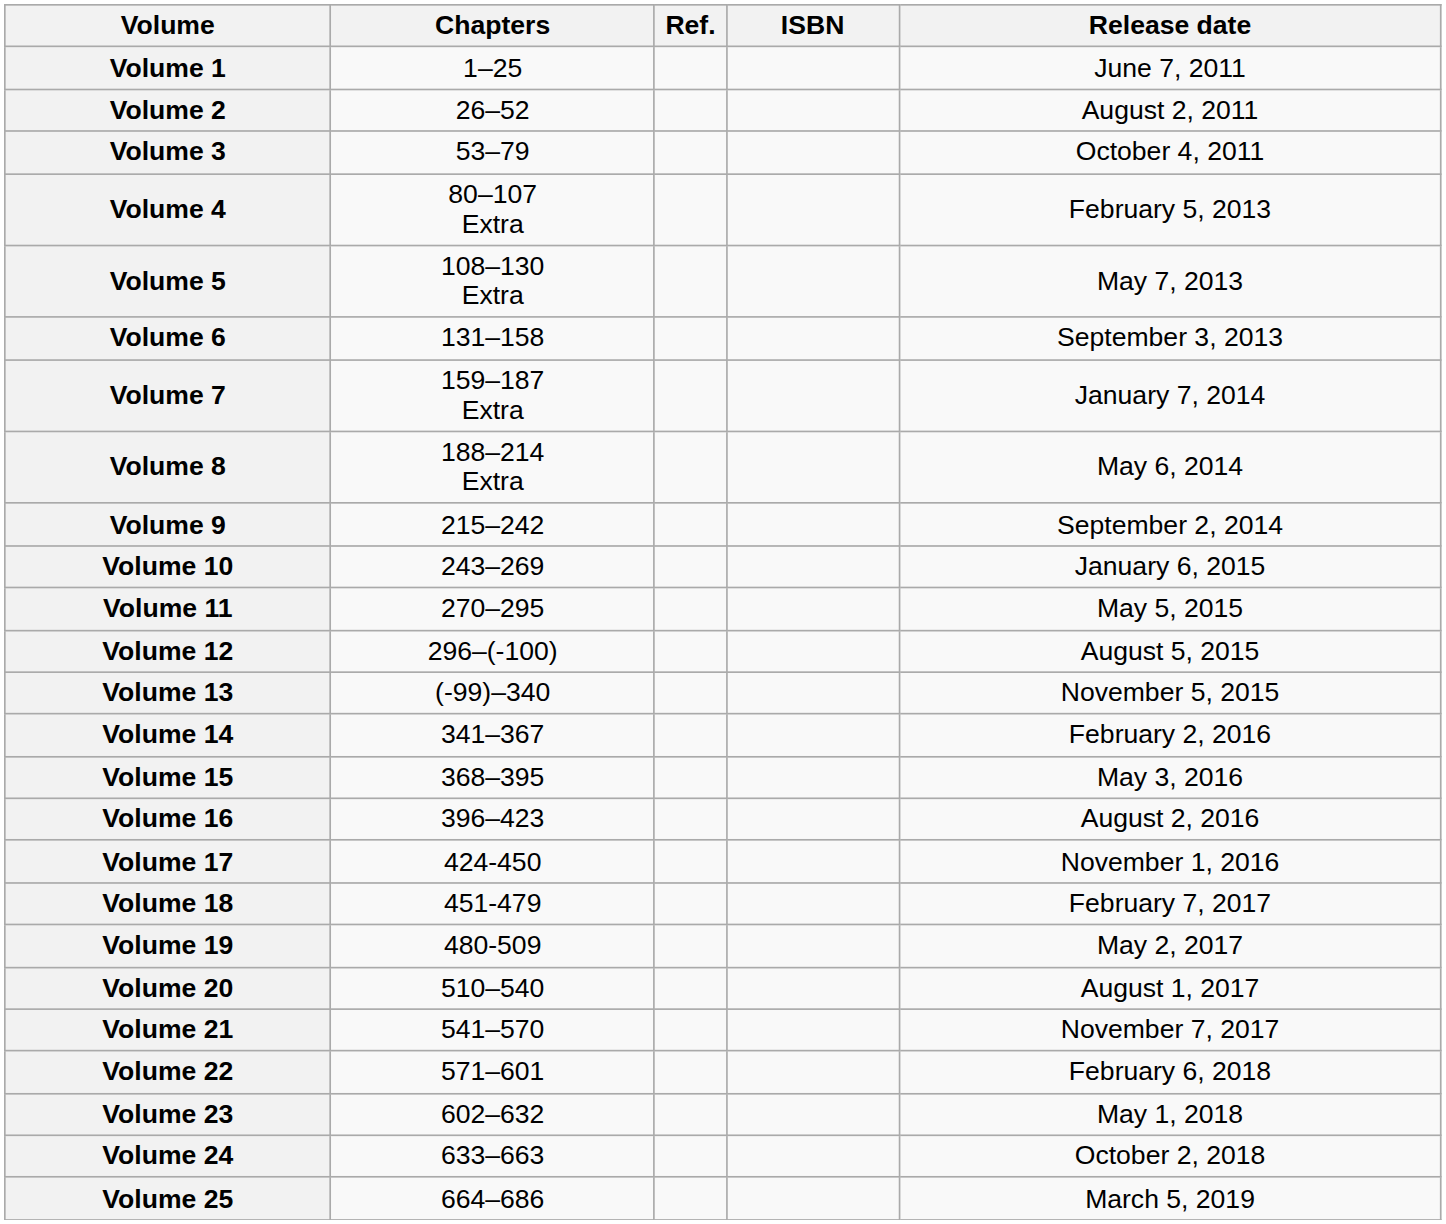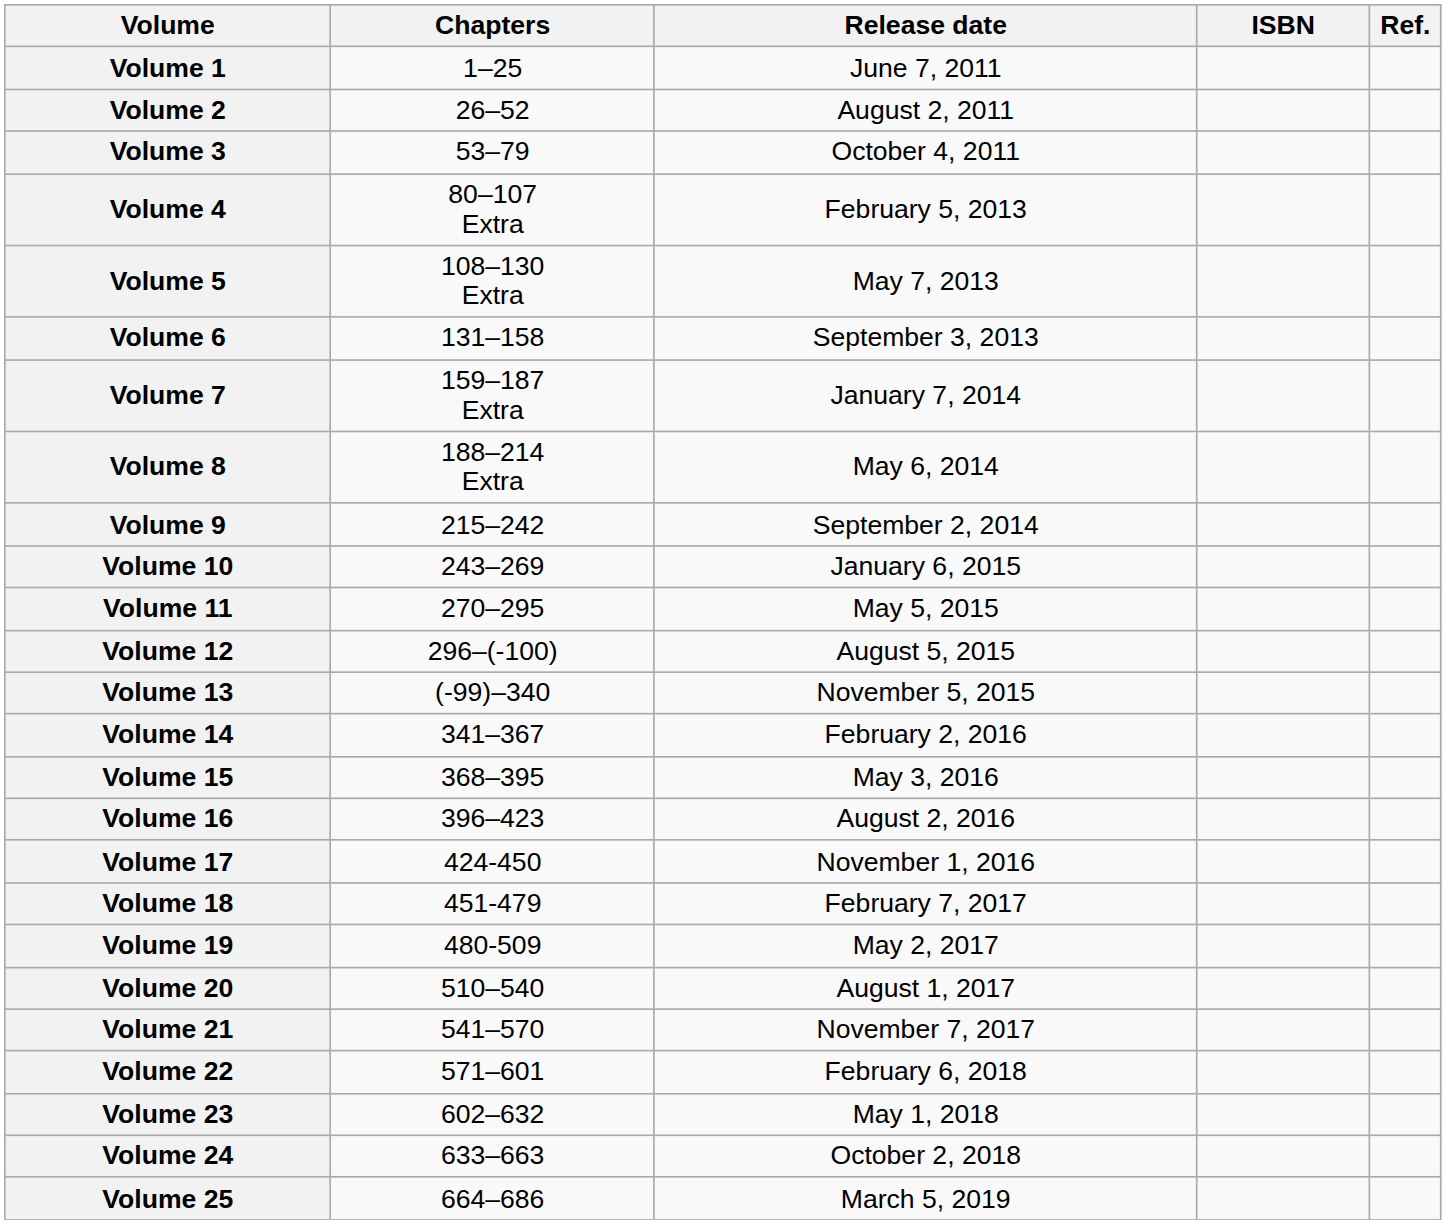columns swapped: (1170, 25) <-> (690, 25)
